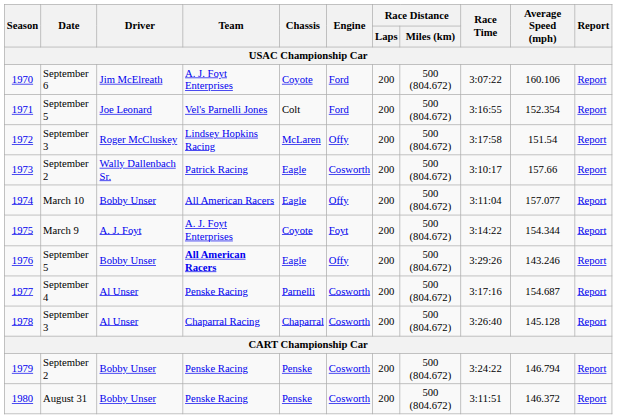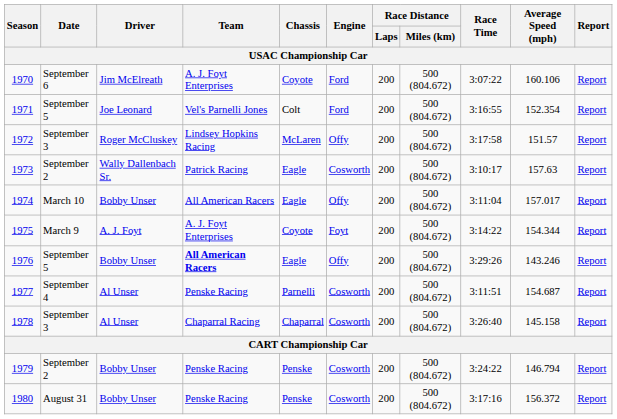(543, 140) 151.54 -> (543, 140) 151.57
(543, 170) 157.66 -> (543, 170) 157.63
(543, 200) 157.077 -> (543, 200) 157.017
(486, 291) 3:17:16 -> (486, 291) 3:11:51
(543, 321) 145.128 -> (543, 321) 145.158
(486, 399) 3:11:51 -> (486, 399) 3:17:16
(543, 399) 146.372 -> (543, 399) 156.372
